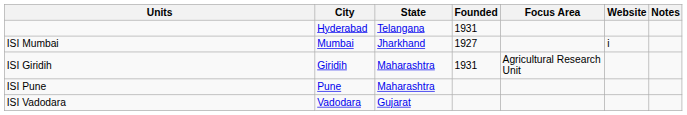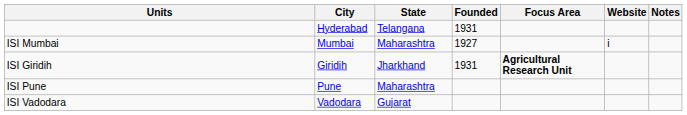(401, 44) Jharkhand -> (406, 44) Maharashtra
(406, 65) Maharashtra -> (401, 65) Jharkhand
(552, 65) normal -> (537, 65) bold
